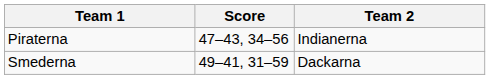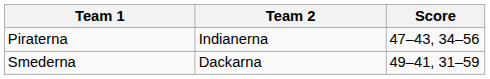columns swapped: (389, 16) <-> (245, 16)
